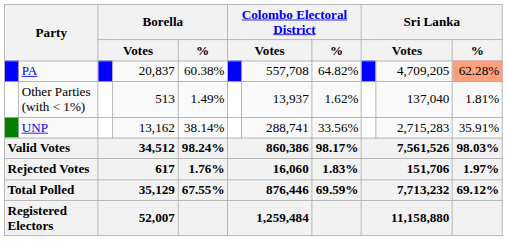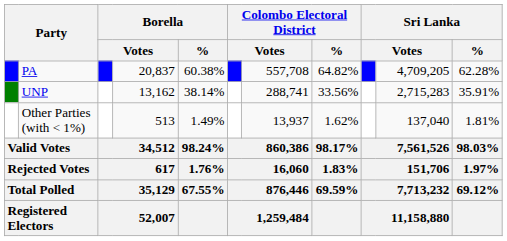(479, 71) lightsalmon background -> (479, 71) no background
rows swapped: (35, 127) <-> (56, 99)
